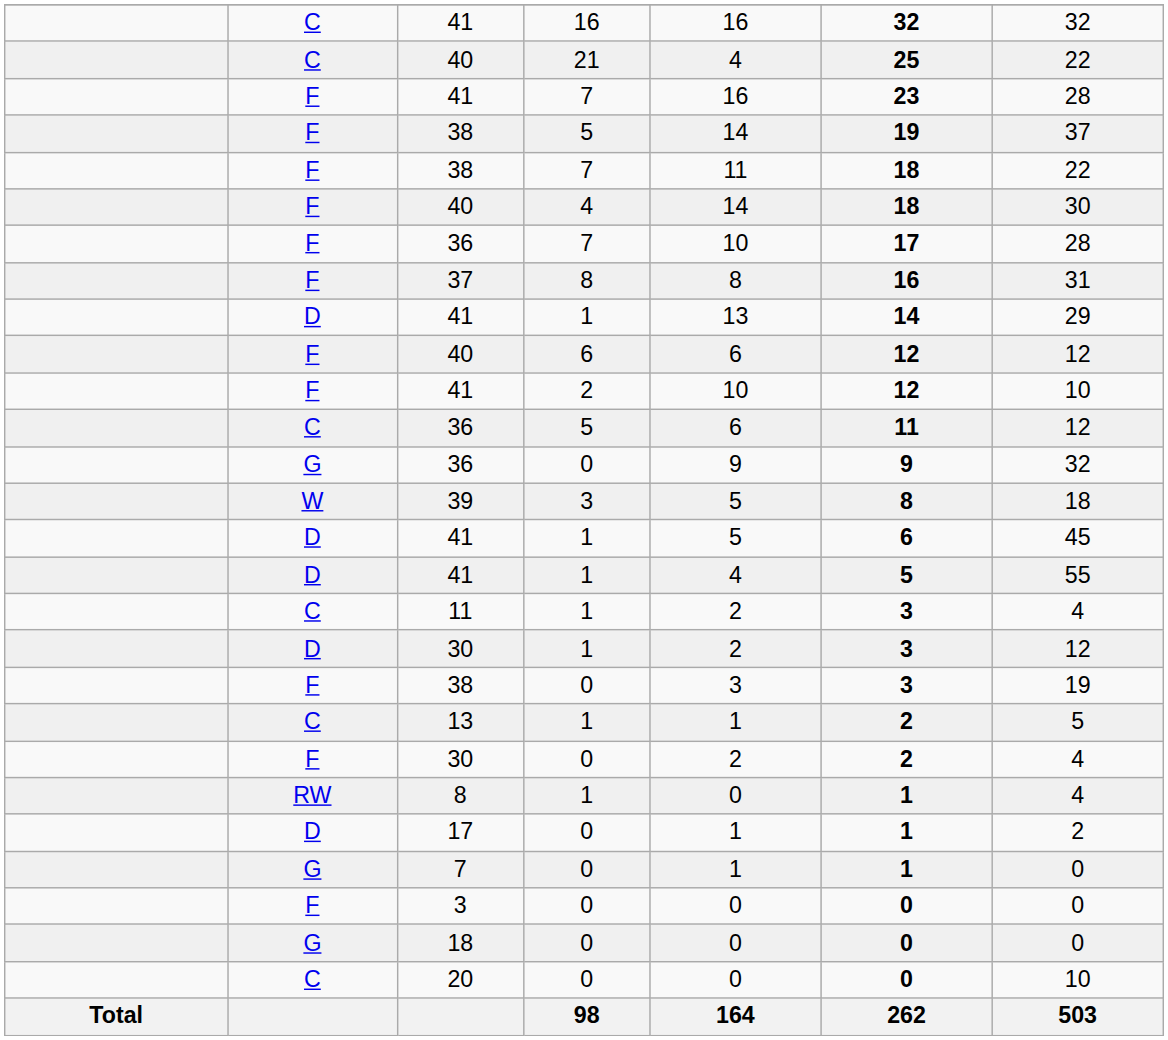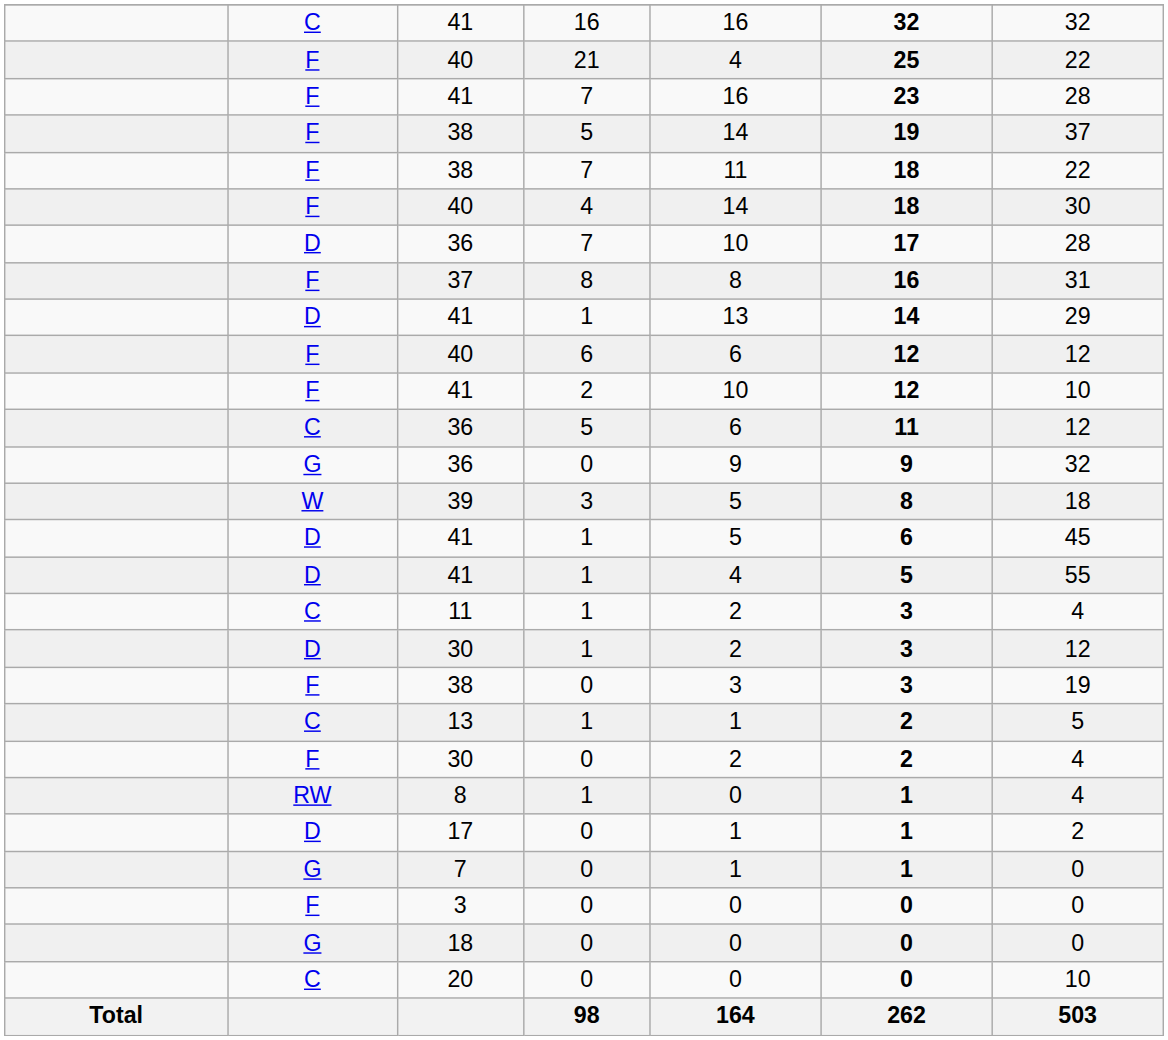(312, 59) C -> (312, 59) F
(312, 243) F -> (312, 243) D
